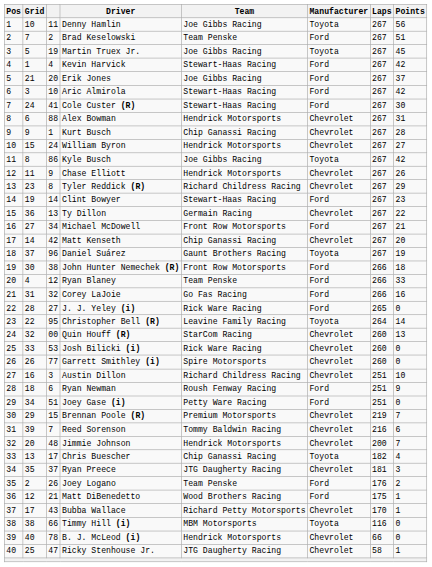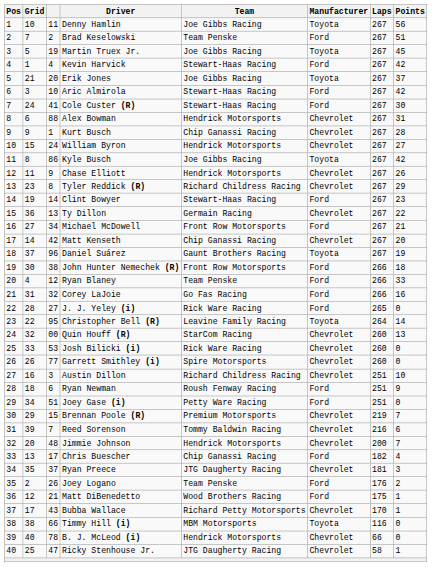(319, 78) Ford -> (324, 78) Toyota
(324, 456) Toyota -> (319, 456) Ford
